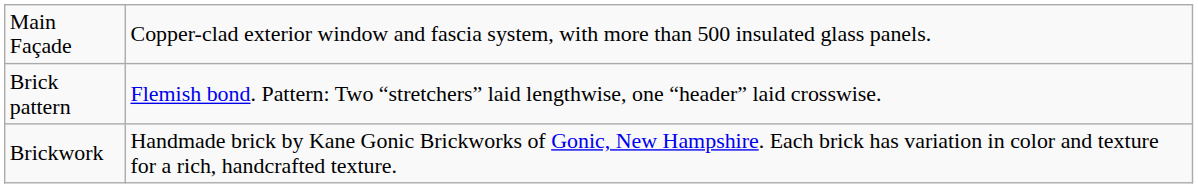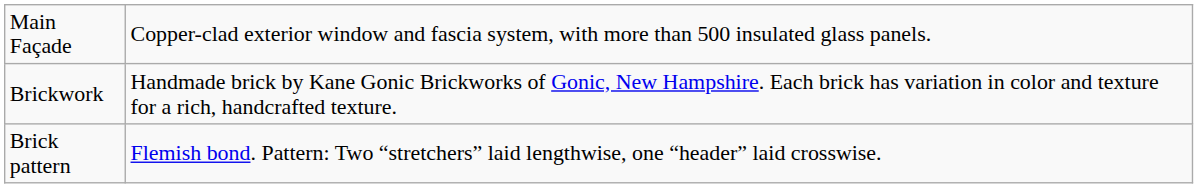rows swapped: (57, 153) <-> (40, 93)
